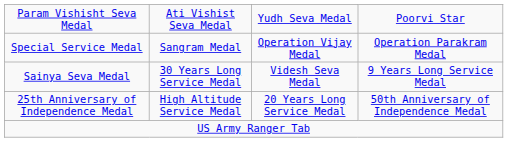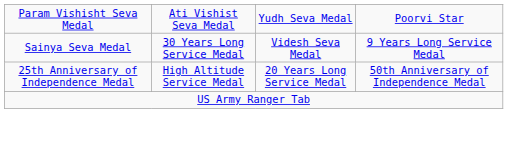- row: (77, 48)
